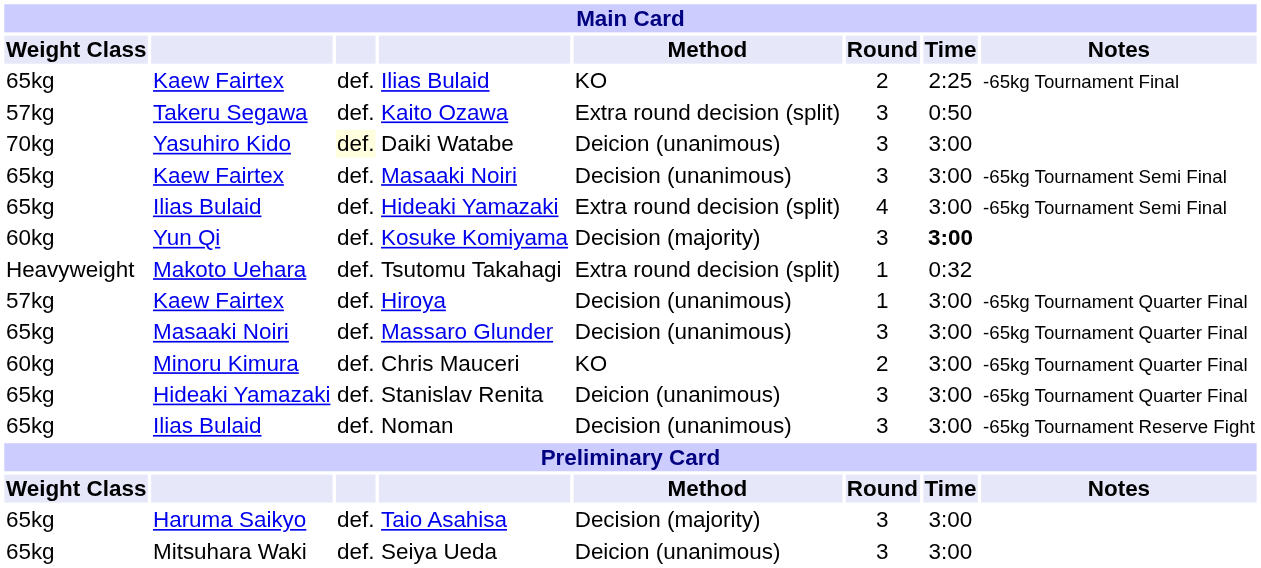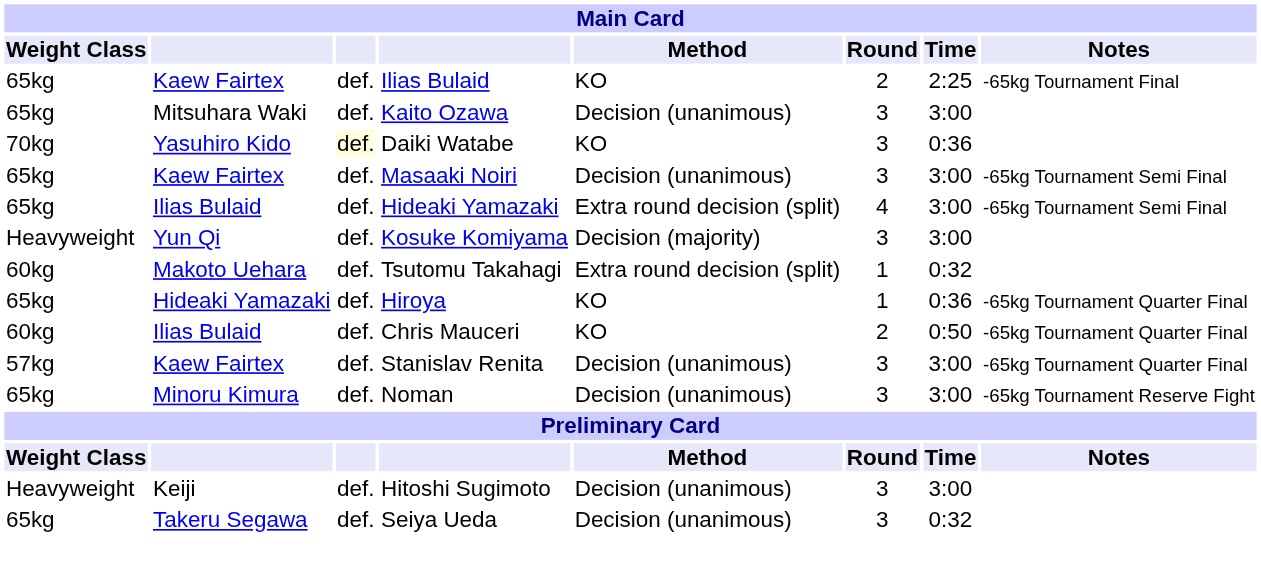(30, 112) 57kg -> (30, 112) 65kg
(230, 112) Takeru Segawa -> (230, 112) Mitsuhara Waki
(707, 112) Extra round decision (split) -> (683, 112) Decision (unanimous)
(950, 112) 0:50 -> (950, 112) 3:00
(678, 144) Deicion (unanimous) -> (591, 144) KO
(950, 144) 3:00 -> (950, 144) 0:36
(30, 238) 60kg -> (70, 238) Heavyweight
(950, 238) bold -> (950, 238) normal
(70, 269) Heavyweight -> (30, 269) 60kg
(30, 300) 57kg -> (30, 300) 65kg
(218, 300) Kaew Fairtex -> (242, 300) Hideaki Yamazaki
(683, 300) Decision (unanimous) -> (591, 300) KO
(950, 300) 3:00 -> (950, 300) 0:36
- row: (467, 332)
(226, 363) Minoru Kimura -> (207, 332) Ilias Bulaid
(950, 363) 3:00 -> (950, 332) 0:50
(30, 395) 65kg -> (30, 363) 57kg
(242, 395) Hideaki Yamazaki -> (218, 363) Kaew Fairtex
(678, 395) Deicion (unanimous) -> (683, 363) Decision (unanimous)
(207, 426) Ilias Bulaid -> (226, 395) Minoru Kimura
- row: (444, 520)
+ row: (466, 489)
(230, 551) Mitsuhara Waki -> (230, 520) Takeru Segawa
(678, 551) Deicion (unanimous) -> (683, 520) Decision (unanimous)
(950, 551) 3:00 -> (950, 520) 0:32
